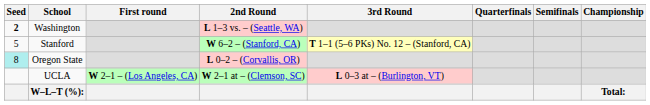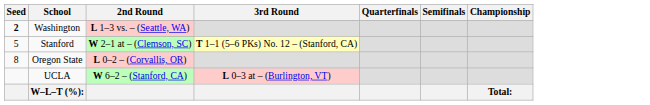- column: (143, 12)
(253, 44) W 6–2 – (Stanford, CA) -> (140, 44) W 2–1 at – (Clemson, SC)
(16, 60) paleturquoise background -> (16, 60) no background
(253, 76) W 2–1 at – (Clemson, SC) -> (140, 76) W 6–2 – (Stanford, CA)
